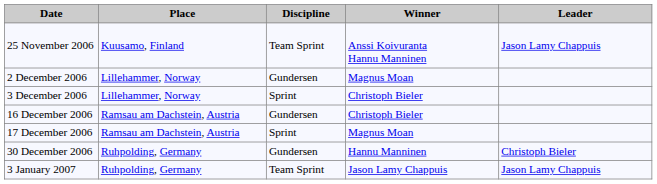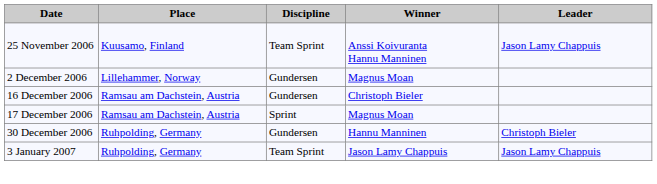- row: (47, 95)
